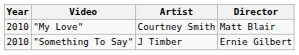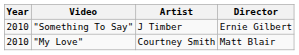rows swapped: (58, 27) <-> (83, 42)
